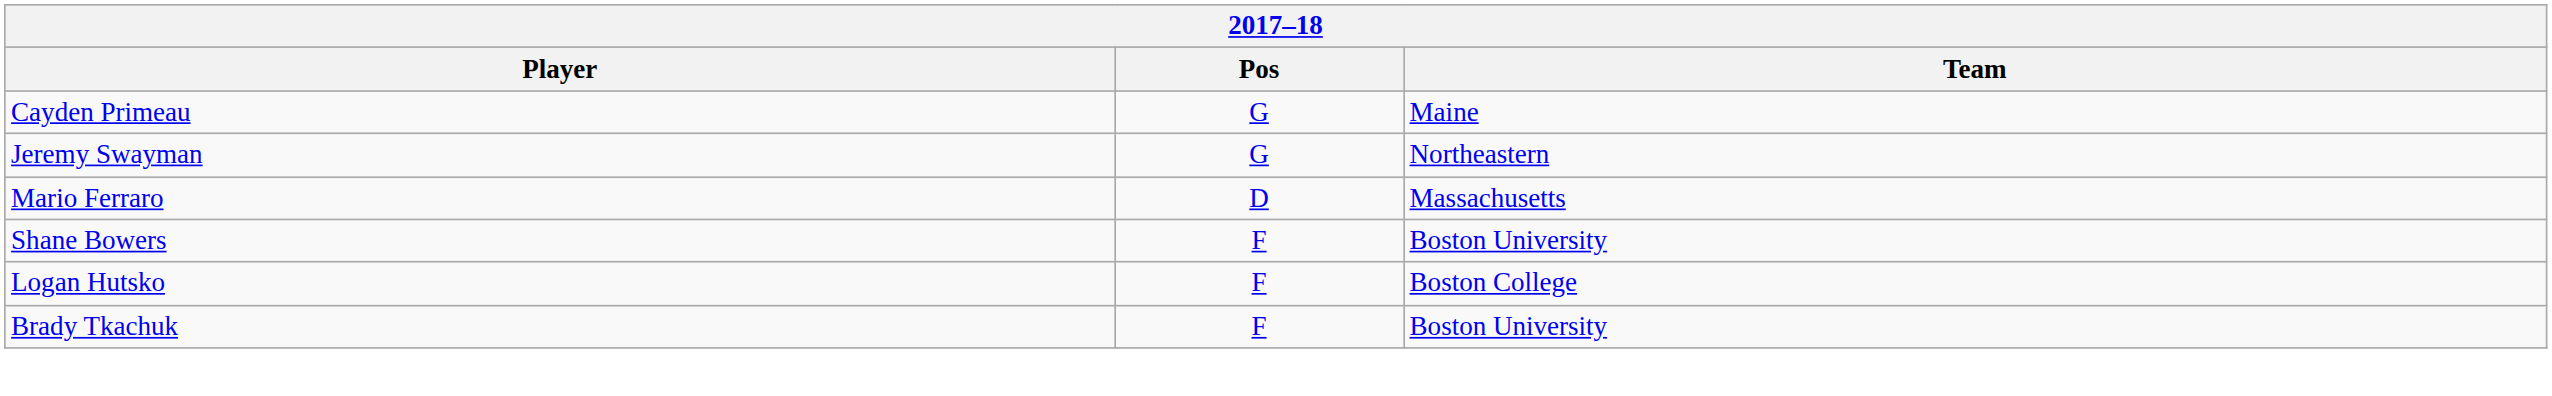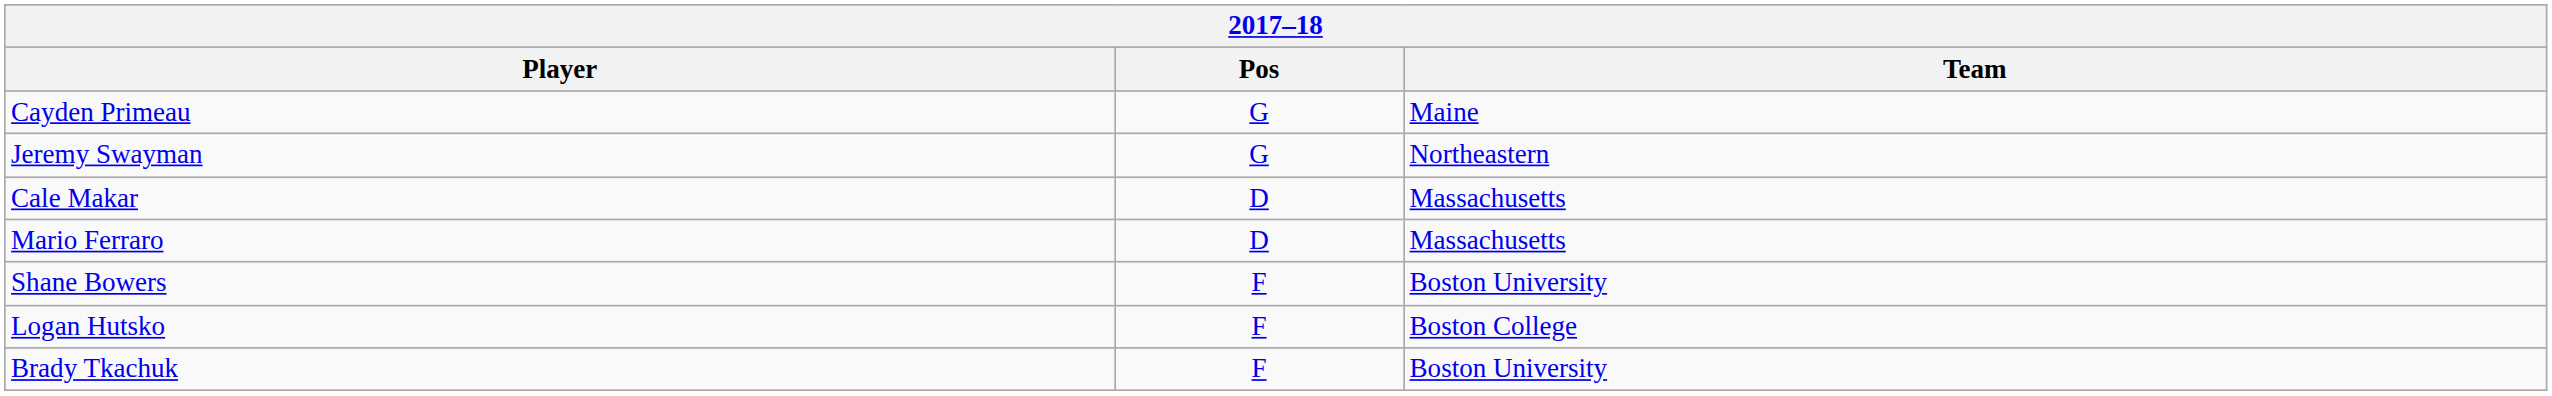+ row: (75, 197)
